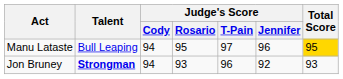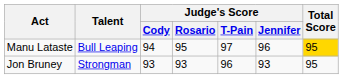(107, 64) bold -> (104, 64) normal
(149, 64) 94 -> (149, 64) 93
(264, 64) 92 -> (264, 64) 93
(312, 64) 93 -> (312, 64) 95
